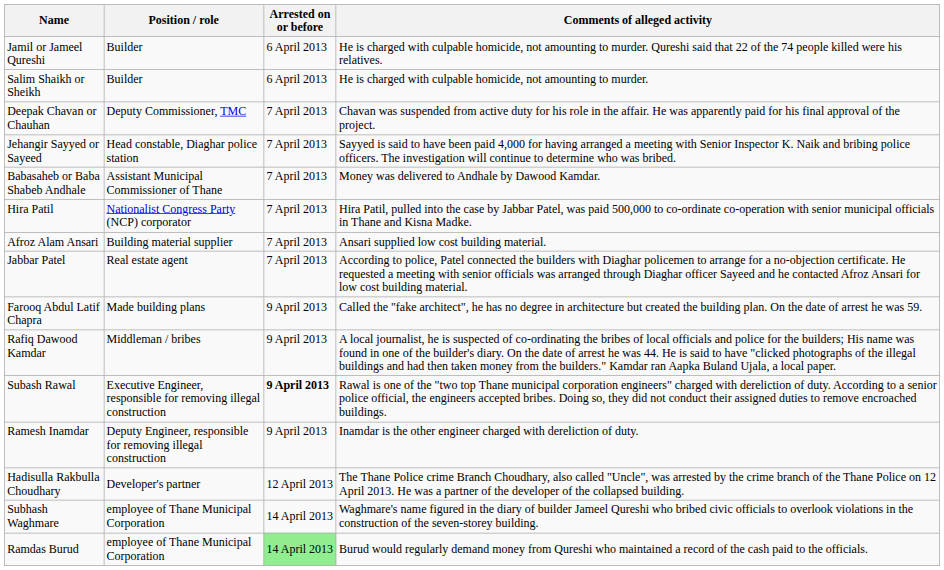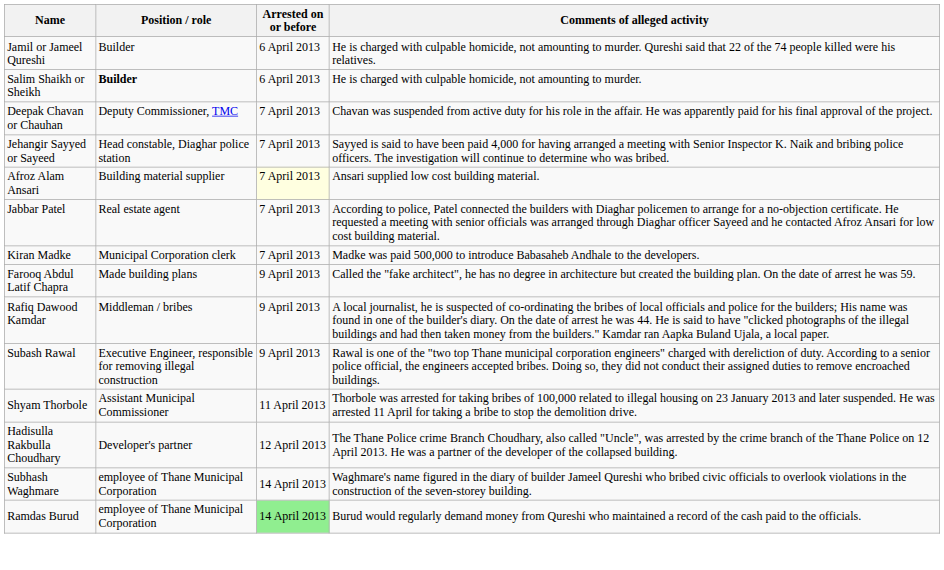(125, 79) normal -> (118, 79) bold
- row: (53, 183)
- row: (30, 209)
(297, 241) no background -> (290, 176) lightyellow background
+ row: (39, 255)
(298, 385) bold -> (290, 352) normal
- row: (48, 431)
+ row: (47, 405)
